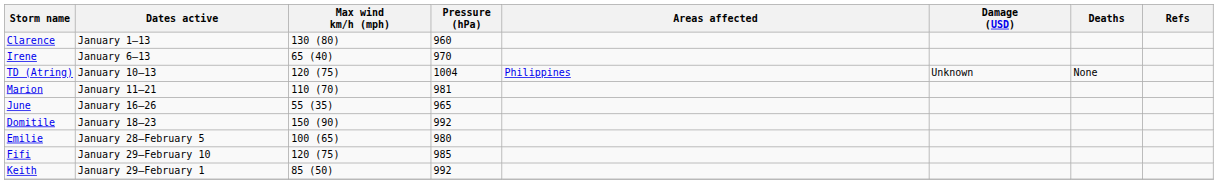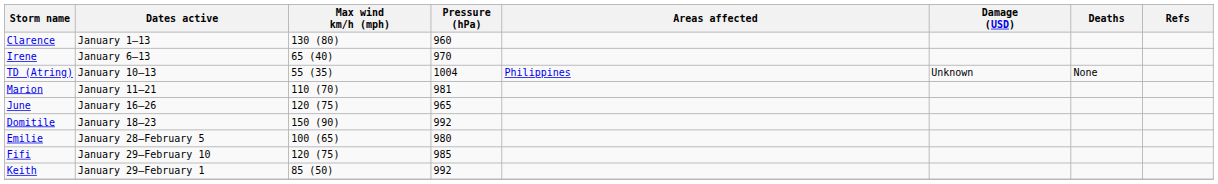(315, 73) 120 (75) -> (312, 73) 55 (35)
(312, 106) 55 (35) -> (315, 106) 120 (75)
